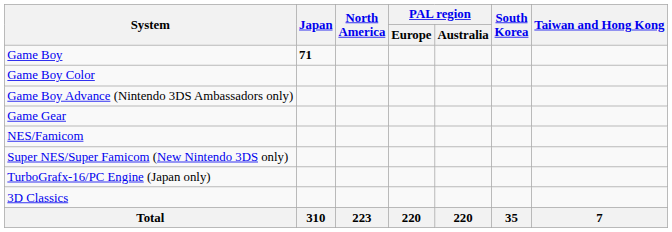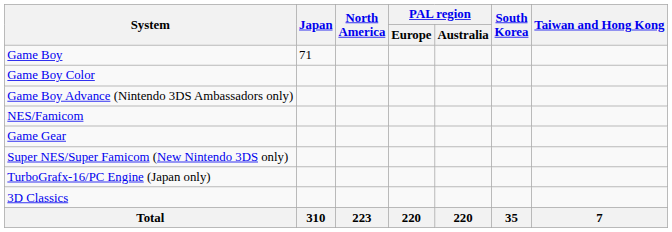(305, 55) bold -> (305, 55) normal
rows swapped: (37, 116) <-> (45, 136)
